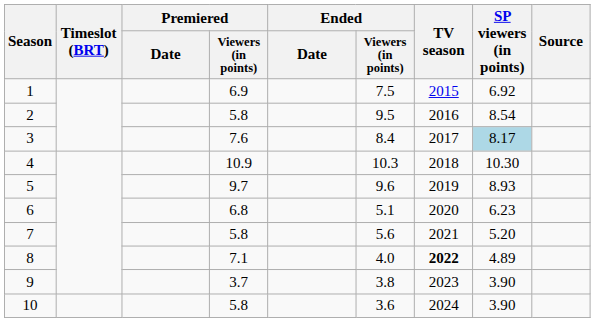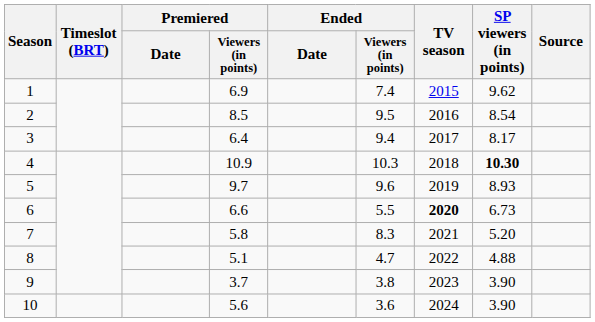(385, 91) 7.5 -> (385, 91) 7.4
(502, 91) 6.92 -> (502, 91) 9.62
(239, 114) 5.8 -> (239, 114) 8.5
(239, 138) 7.6 -> (239, 138) 6.4
(385, 138) 8.4 -> (385, 138) 9.4
(502, 138) lightblue background -> (502, 138) no background
(502, 162) normal -> (502, 162) bold
(239, 210) 6.8 -> (239, 210) 6.6
(385, 210) 5.1 -> (385, 210) 5.5
(444, 210) normal -> (444, 210) bold
(502, 210) 6.23 -> (502, 210) 6.73
(385, 234) 5.6 -> (385, 234) 8.3
(239, 258) 7.1 -> (239, 258) 5.1
(385, 258) 4.0 -> (385, 258) 4.7
(444, 258) bold -> (444, 258) normal
(502, 258) 4.89 -> (502, 258) 4.88
(239, 305) 5.8 -> (239, 305) 5.6
